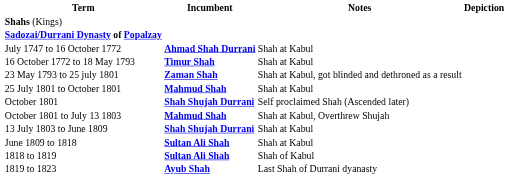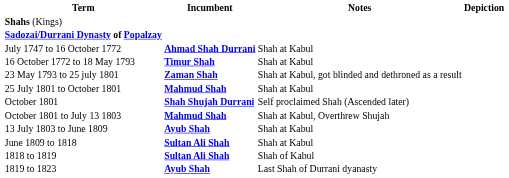(209, 129) Shah Shujah Durrani -> (187, 129) Ayub Shah
